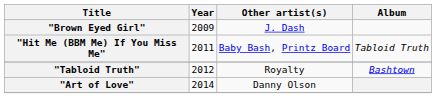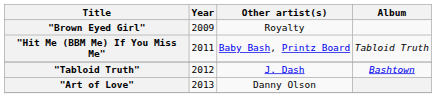(285, 28) J. Dash -> (285, 28) Royalty
(285, 69) Royalty -> (285, 69) J. Dash
(203, 85) 2014 -> (203, 85) 2013
